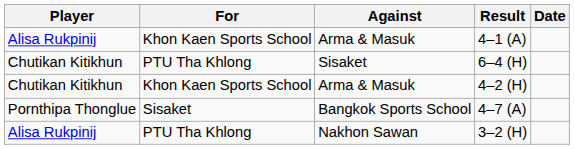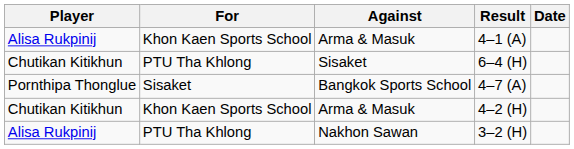rows swapped: (502, 109) <-> (503, 86)
